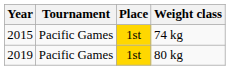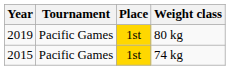rows swapped: (168, 34) <-> (168, 55)
